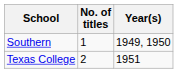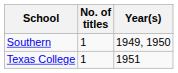(83, 59) 2 -> (83, 59) 1
